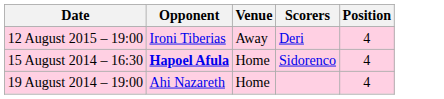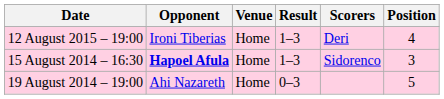+ column: (298, 15)
(252, 37) Away -> (253, 37) Home
(367, 60) 4 -> (412, 60) 3
(367, 82) 4 -> (412, 82) 5
